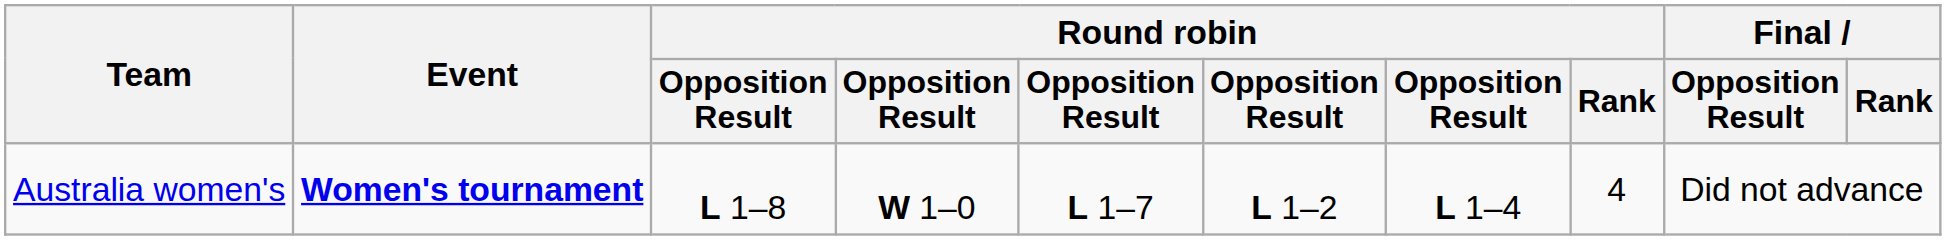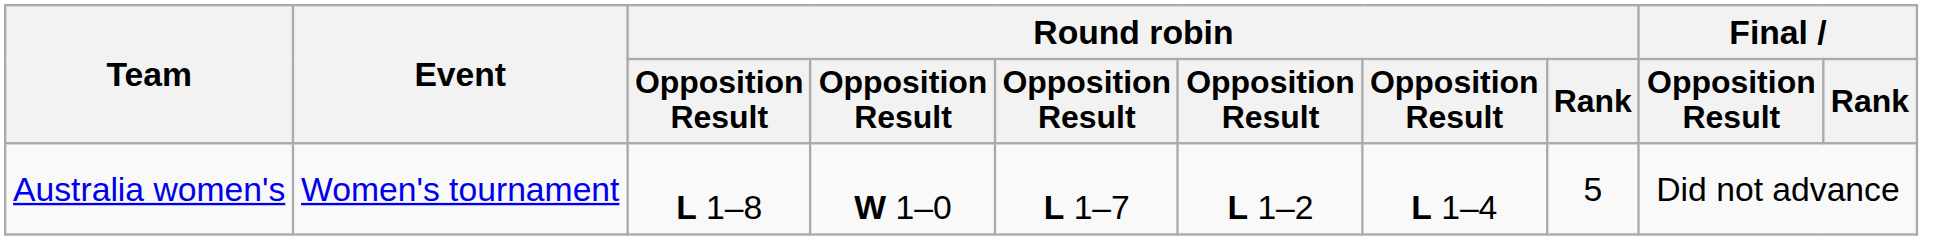(472, 189) bold -> (460, 189) normal
(1617, 189) 4 -> (1593, 189) 5
